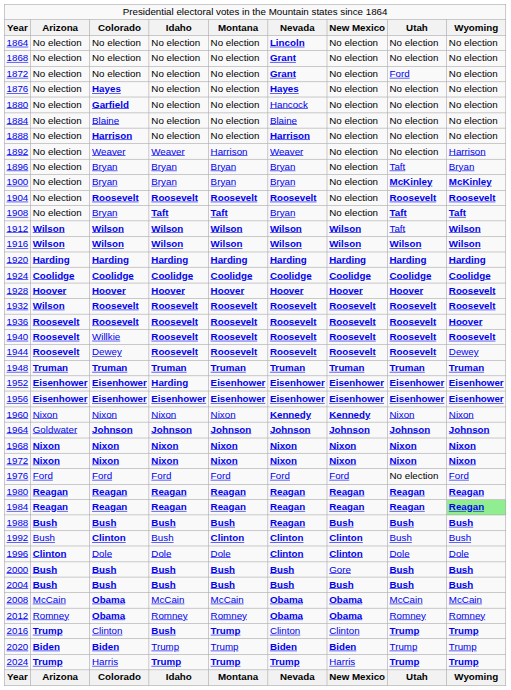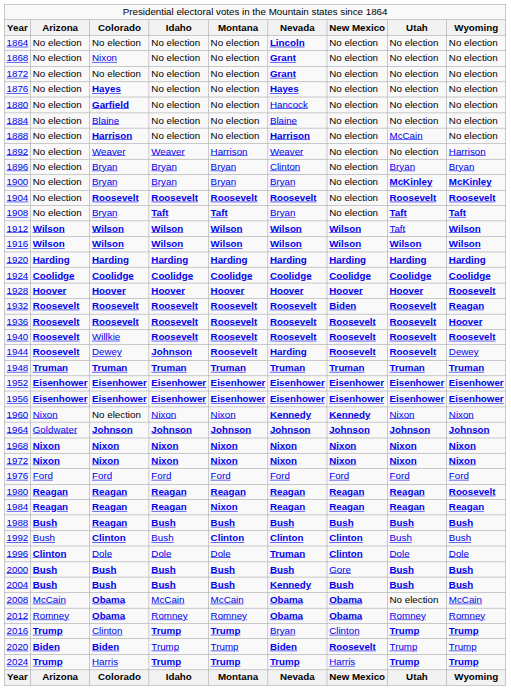(116, 58) No election -> (105, 58) Nixon
(400, 74) Ford -> (414, 74) No election
(414, 136) No election -> (406, 136) McCain
(283, 167) Bryan -> (285, 167) Clinton
(397, 167) Taft -> (402, 167) Bryan
(49, 306) Wilson -> (56, 306) Roosevelt
(353, 306) Roosevelt -> (343, 306) Biden
(472, 306) Roosevelt -> (466, 306) Reagan
(175, 352) Roosevelt -> (172, 352) Johnson
(293, 352) Roosevelt -> (288, 352) Harding
(170, 383) Harding -> (179, 383) Eisenhower
(105, 414) Nixon -> (116, 414) No election
(414, 476) No election -> (400, 476) Ford
(466, 492) Reagan -> (472, 492) Roosevelt
(228, 507) Reagan -> (224, 507) Nixon
(466, 507) lightgreen background -> (466, 507) no background
(104, 523) Bush -> (110, 523) Reagan
(288, 523) Reagan -> (282, 523) Bush
(287, 553) Clinton -> (288, 553) Truman
(282, 584) Bush -> (291, 584) Kennedy
(406, 600) McCain -> (414, 600) No election
(164, 631) Bush -> (166, 631) Trump
(285, 631) Clinton -> (283, 631) Bryan
(343, 646) Biden -> (353, 646) Roosevelt
